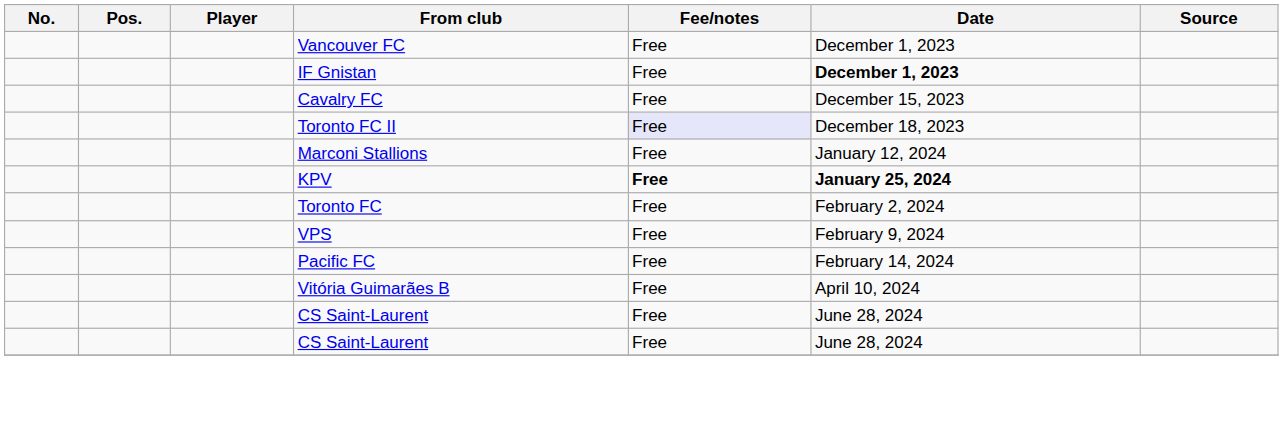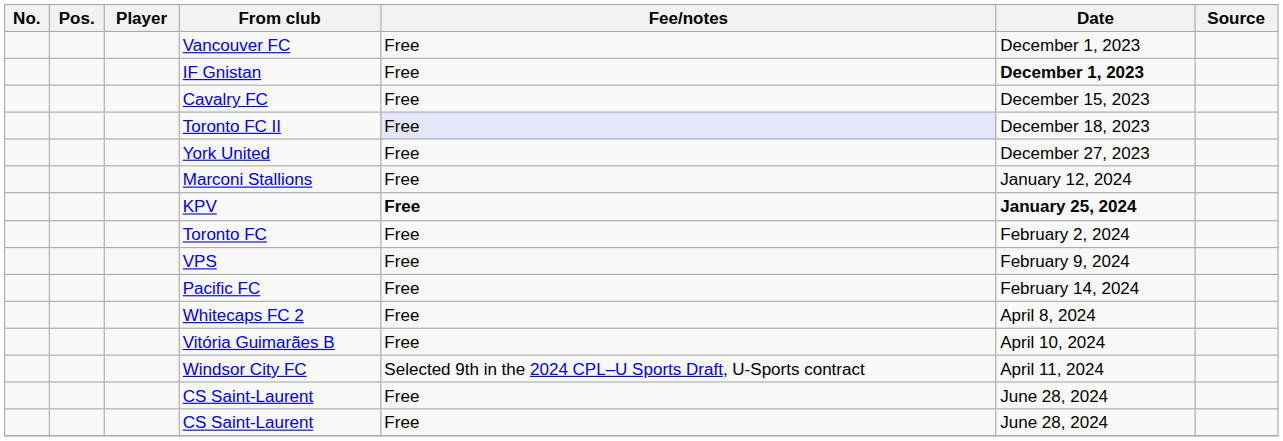+ row: (27, 153)
+ row: (27, 315)
+ row: (27, 369)
